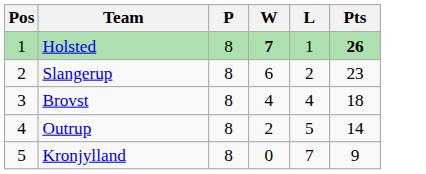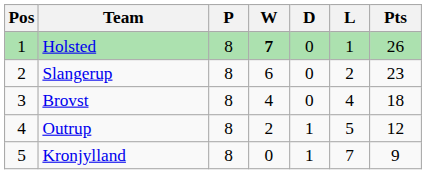+ column: (309, 18)
(355, 45) bold -> (395, 45) normal
(355, 127) 14 -> (395, 127) 12
